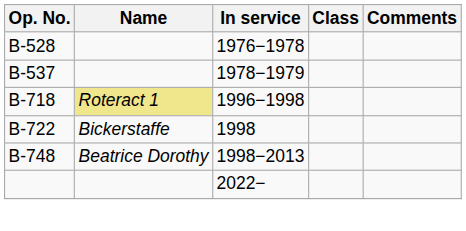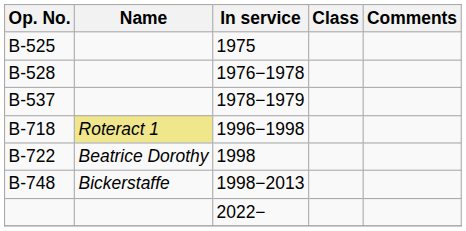+ row: (32, 45)
(124, 128) Bickerstaffe -> (144, 156) Beatrice Dorothy
(144, 156) Beatrice Dorothy -> (124, 184) Bickerstaffe
